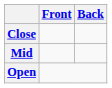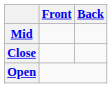rows swapped: (22, 33) <-> (22, 53)
